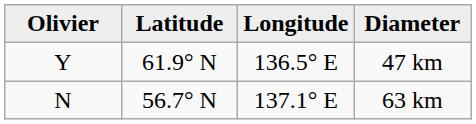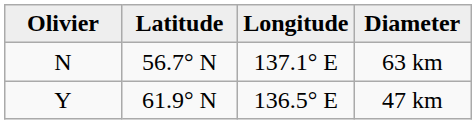rows swapped: (412, 99) <-> (412, 61)
